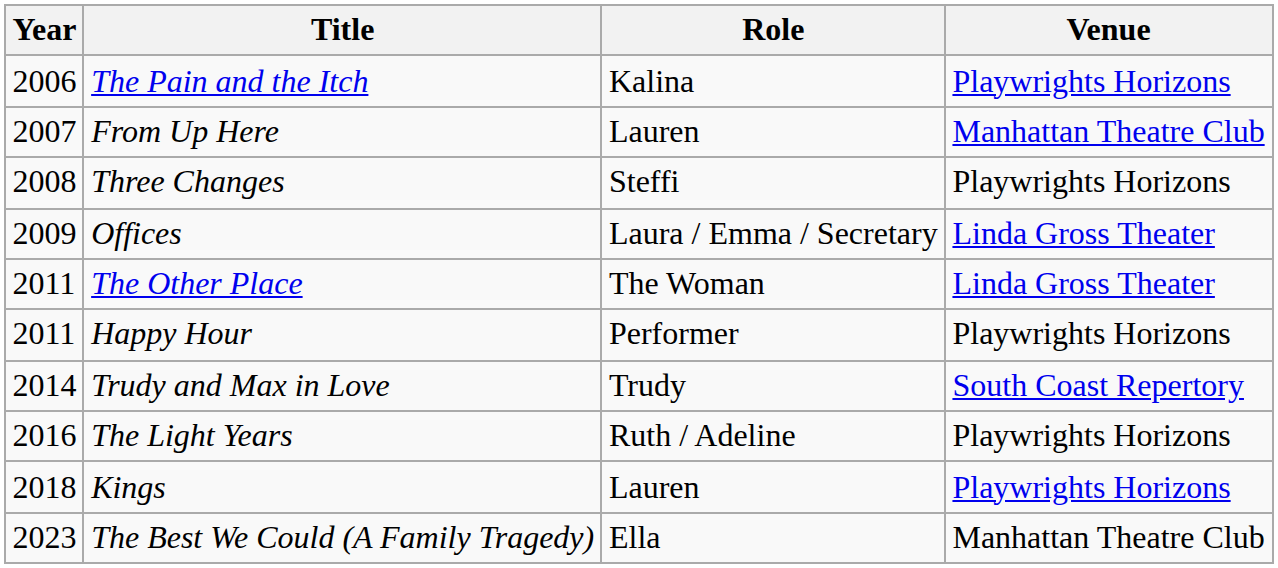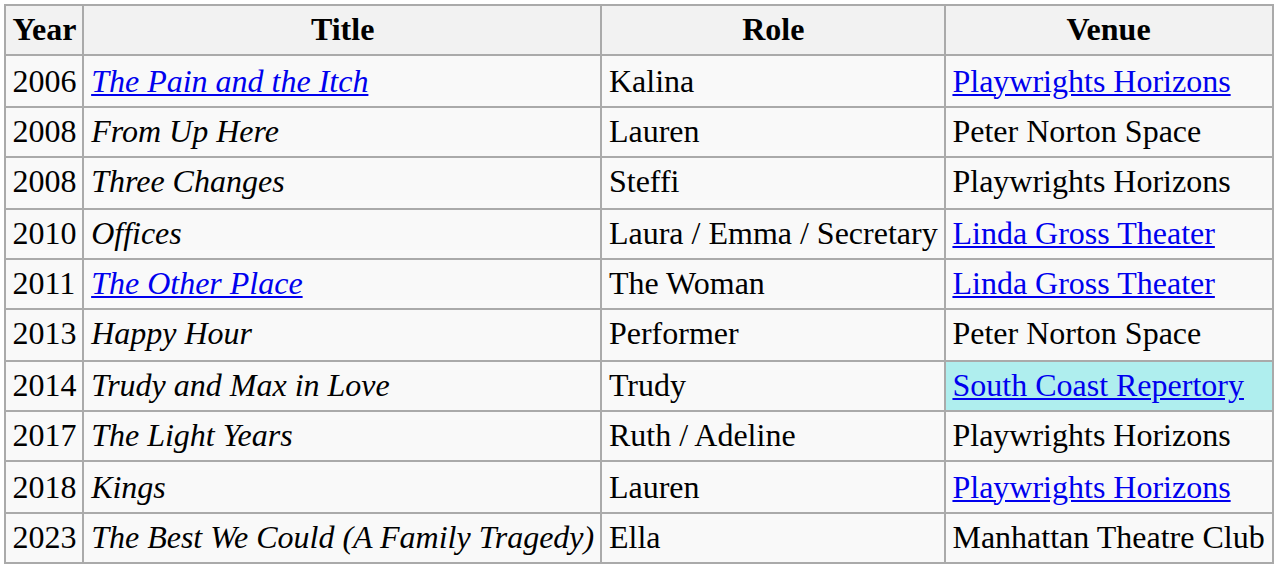(44, 131) 2007 -> (44, 131) 2008
(1109, 131) Manhattan Theatre Club -> (1077, 131) Peter Norton Space
(44, 232) 2009 -> (44, 232) 2010
(44, 334) 2011 -> (44, 334) 2013
(1092, 334) Playwrights Horizons -> (1077, 334) Peter Norton Space
(1098, 385) no background -> (1098, 385) paleturquoise background
(44, 435) 2016 -> (44, 435) 2017
